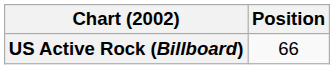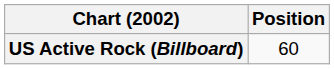(288, 48) 66 -> (288, 48) 60
